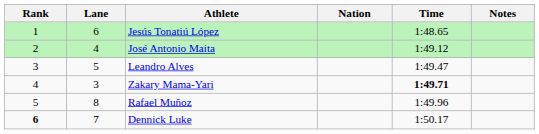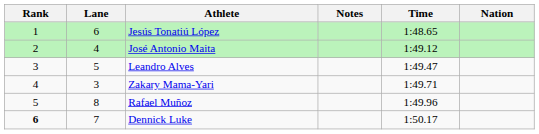columns swapped: (354, 13) <-> (503, 13)
(431, 84) bold -> (421, 84) normal
